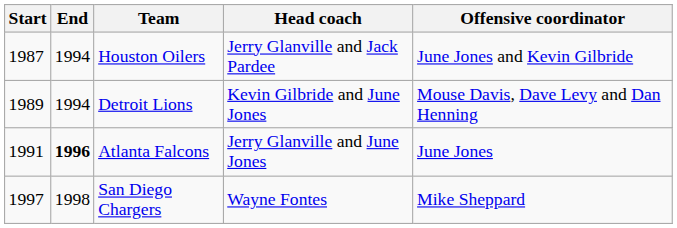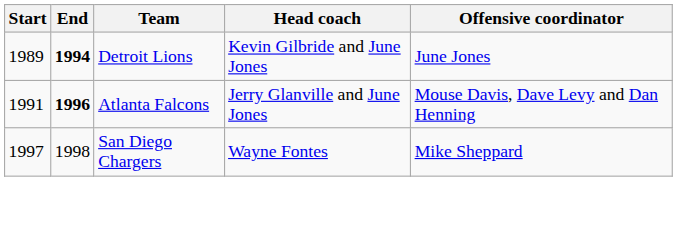- row: (152, 56)
(72, 103) normal -> (72, 56) bold
(539, 103) Mouse Davis, Dave Levy and Dan Henning -> (453, 56) June Jones
(455, 151) June Jones -> (536, 103) Mouse Davis, Dave Levy and Dan Henning
